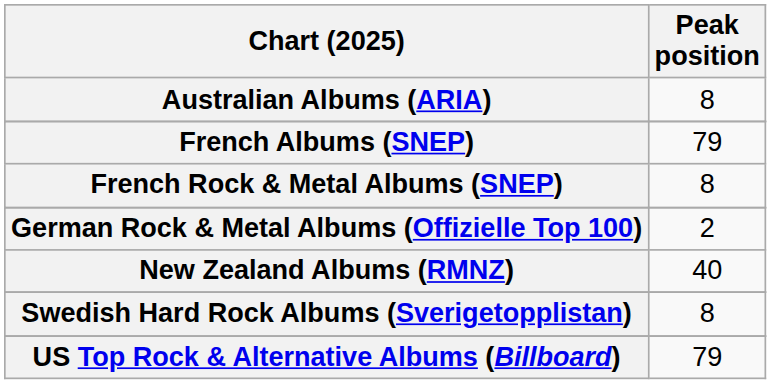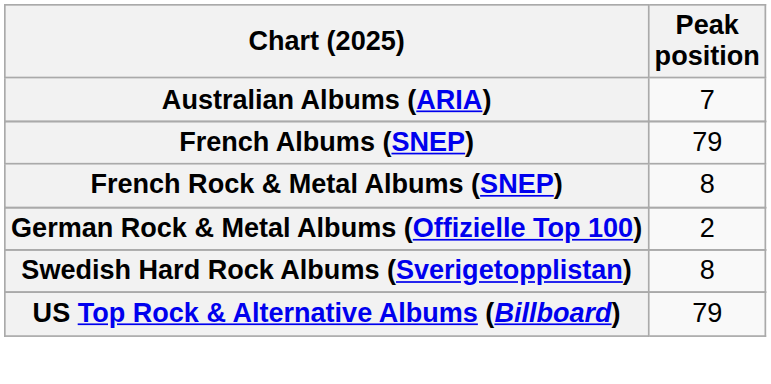(707, 99) 8 -> (707, 99) 7
- row: (327, 270)
